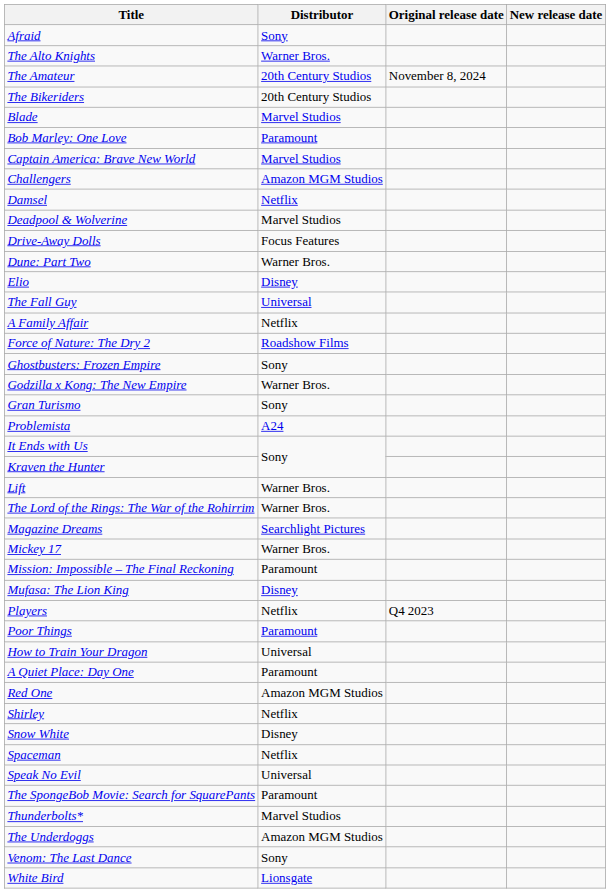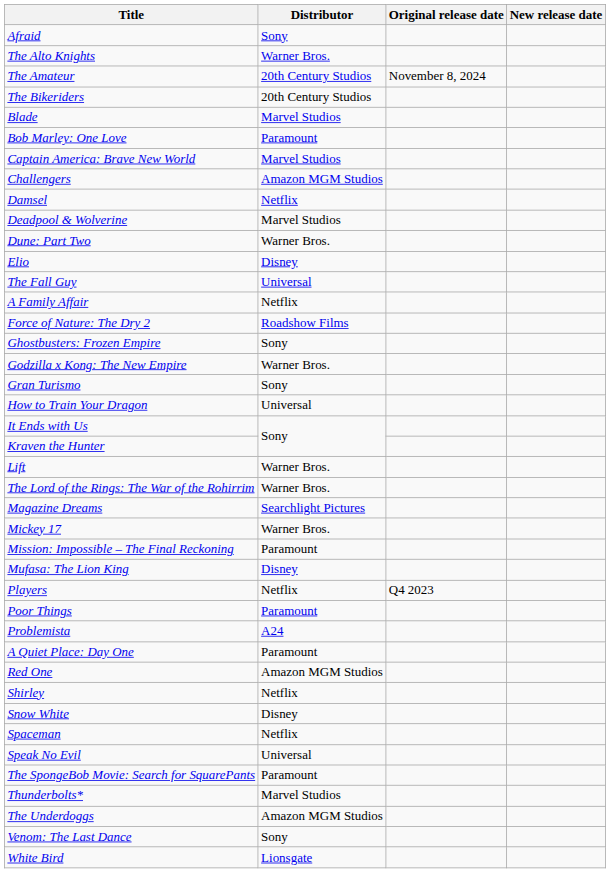- row: (54, 240)
rows swapped: (77, 651) <-> (39, 425)
